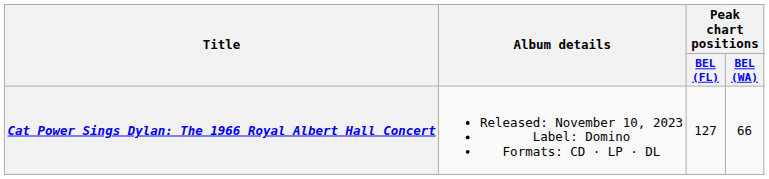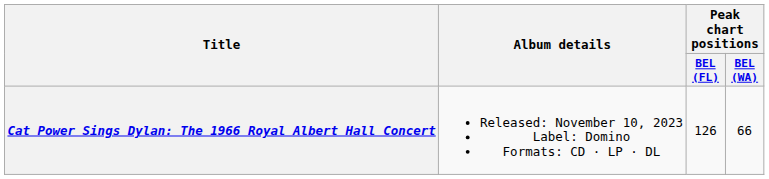(705, 130) 127 -> (705, 130) 126
